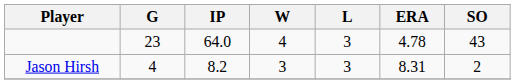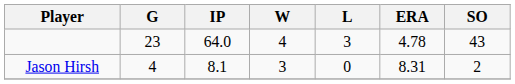(217, 66) 8.2 -> (217, 66) 8.1
(347, 66) 3 -> (347, 66) 0
